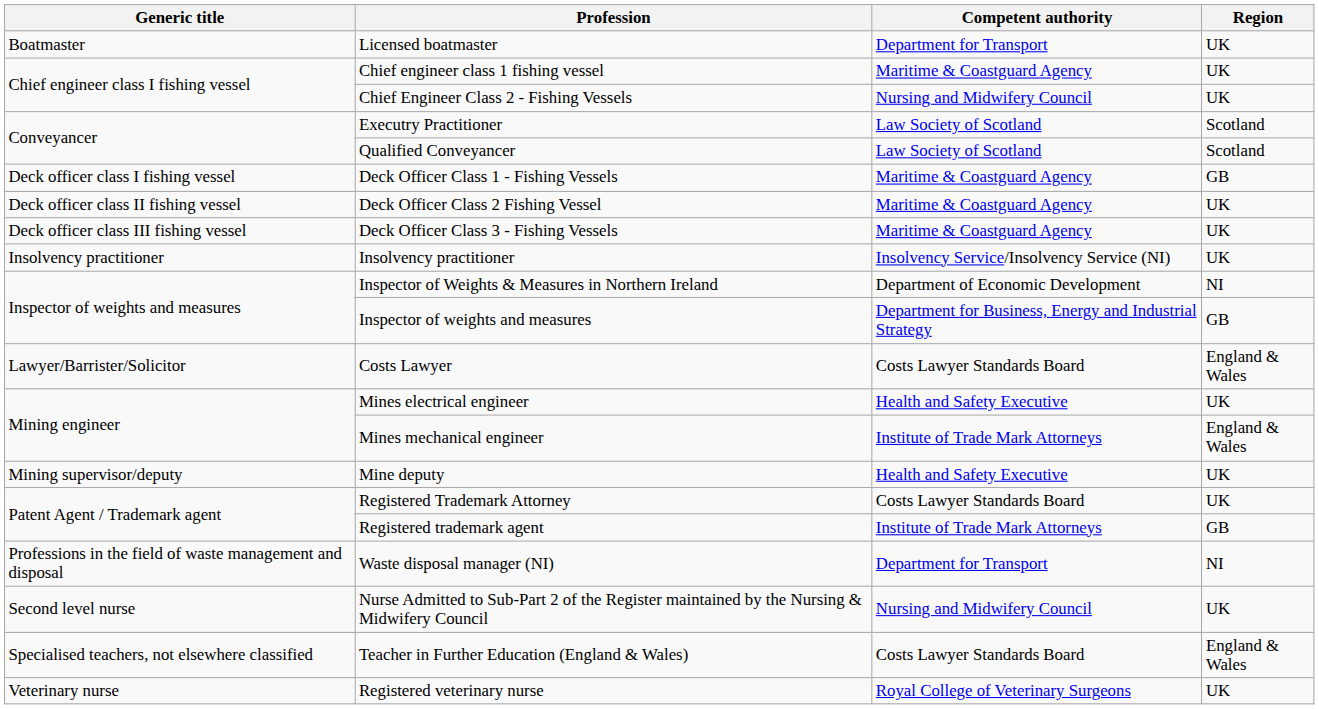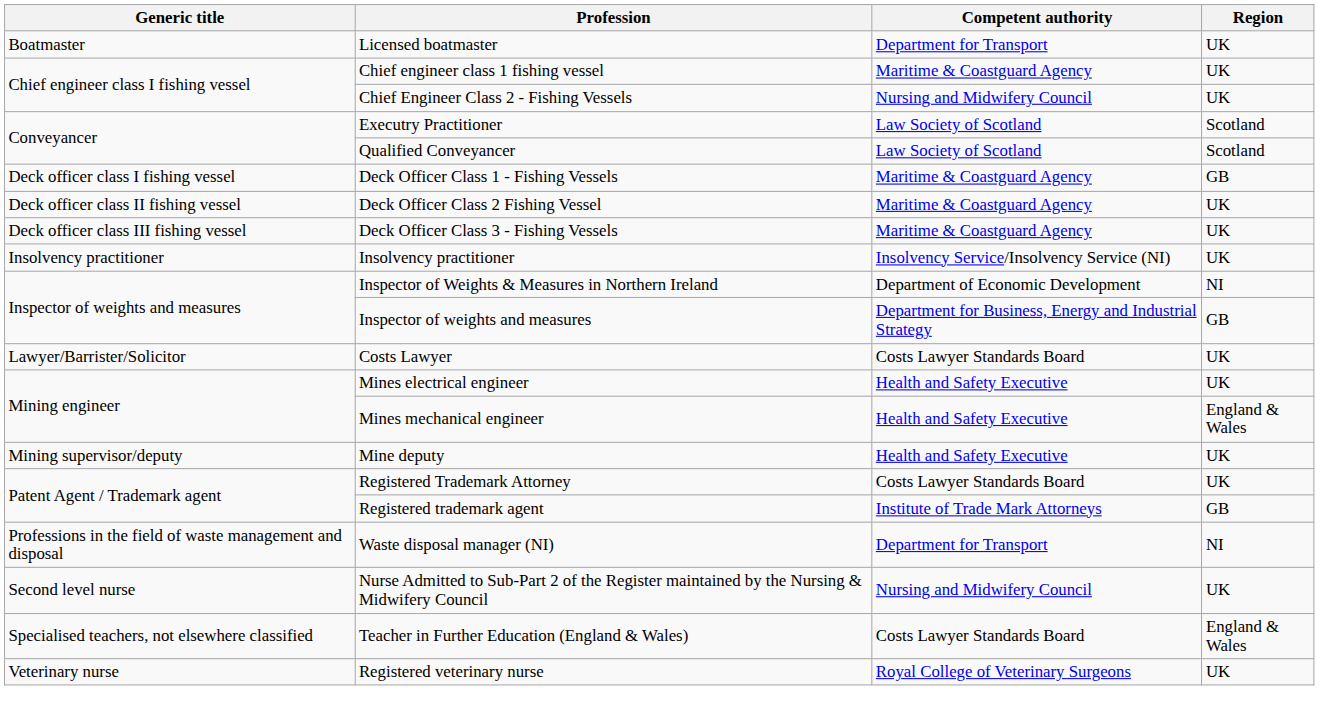(1243, 365) England & Wales -> (1218, 356) UK
(989, 438) Institute of Trade Mark Attorneys -> (972, 419) Health and Safety Executive
